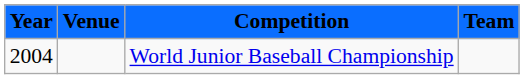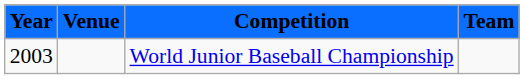(31, 55) 2004 -> (31, 55) 2003
